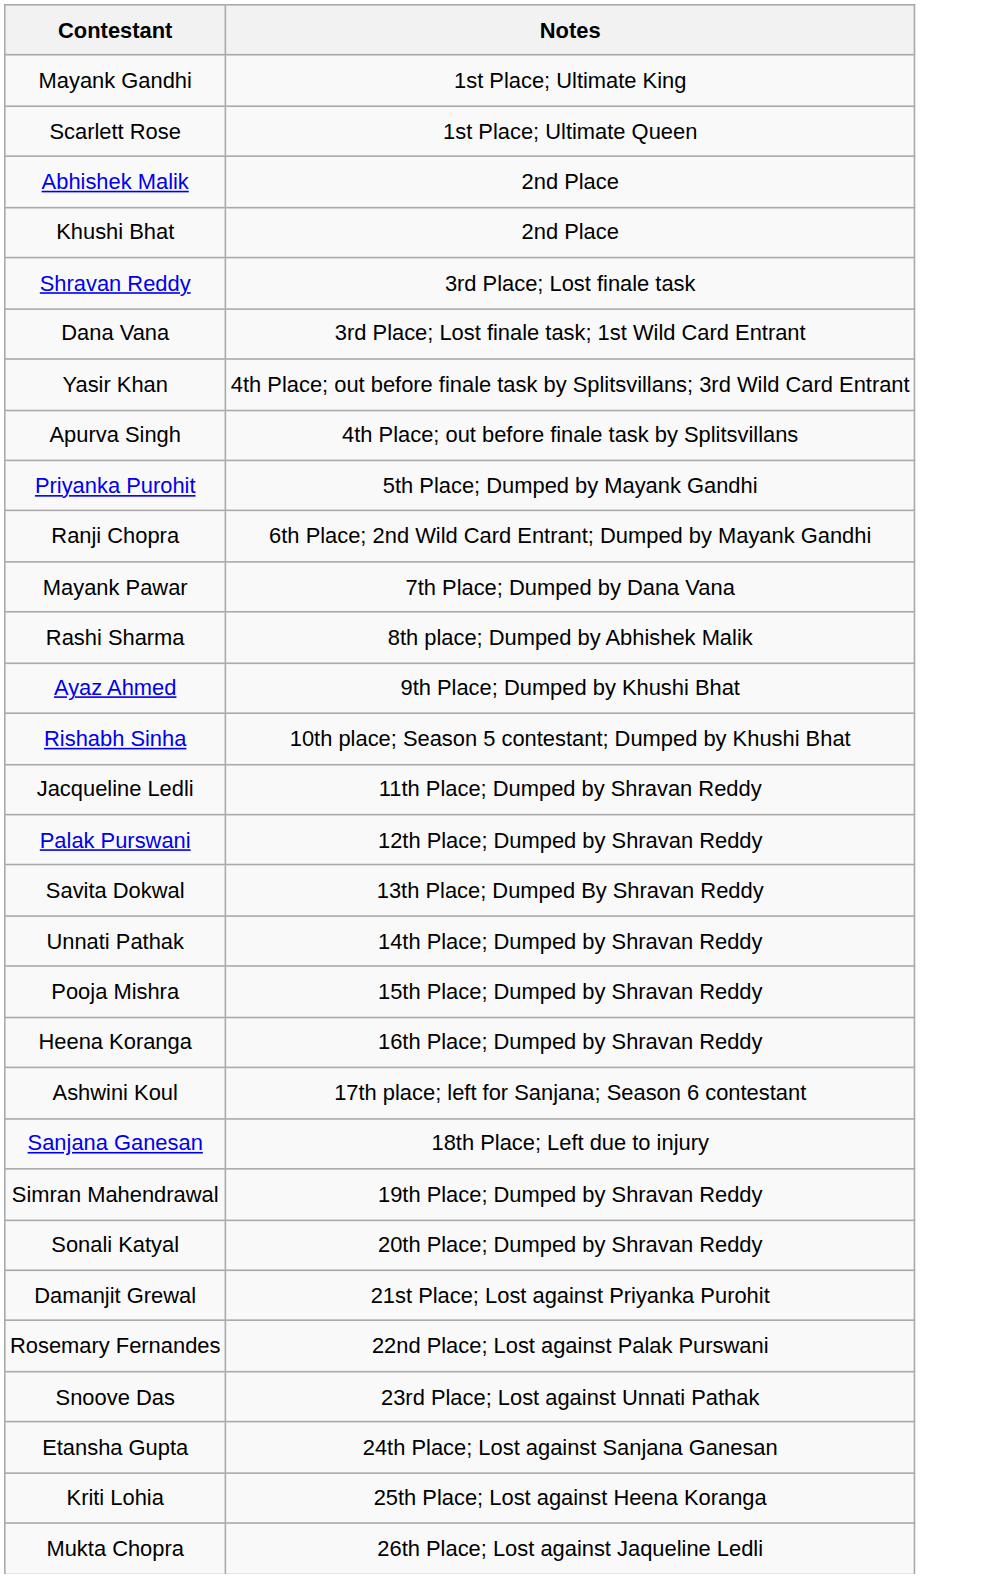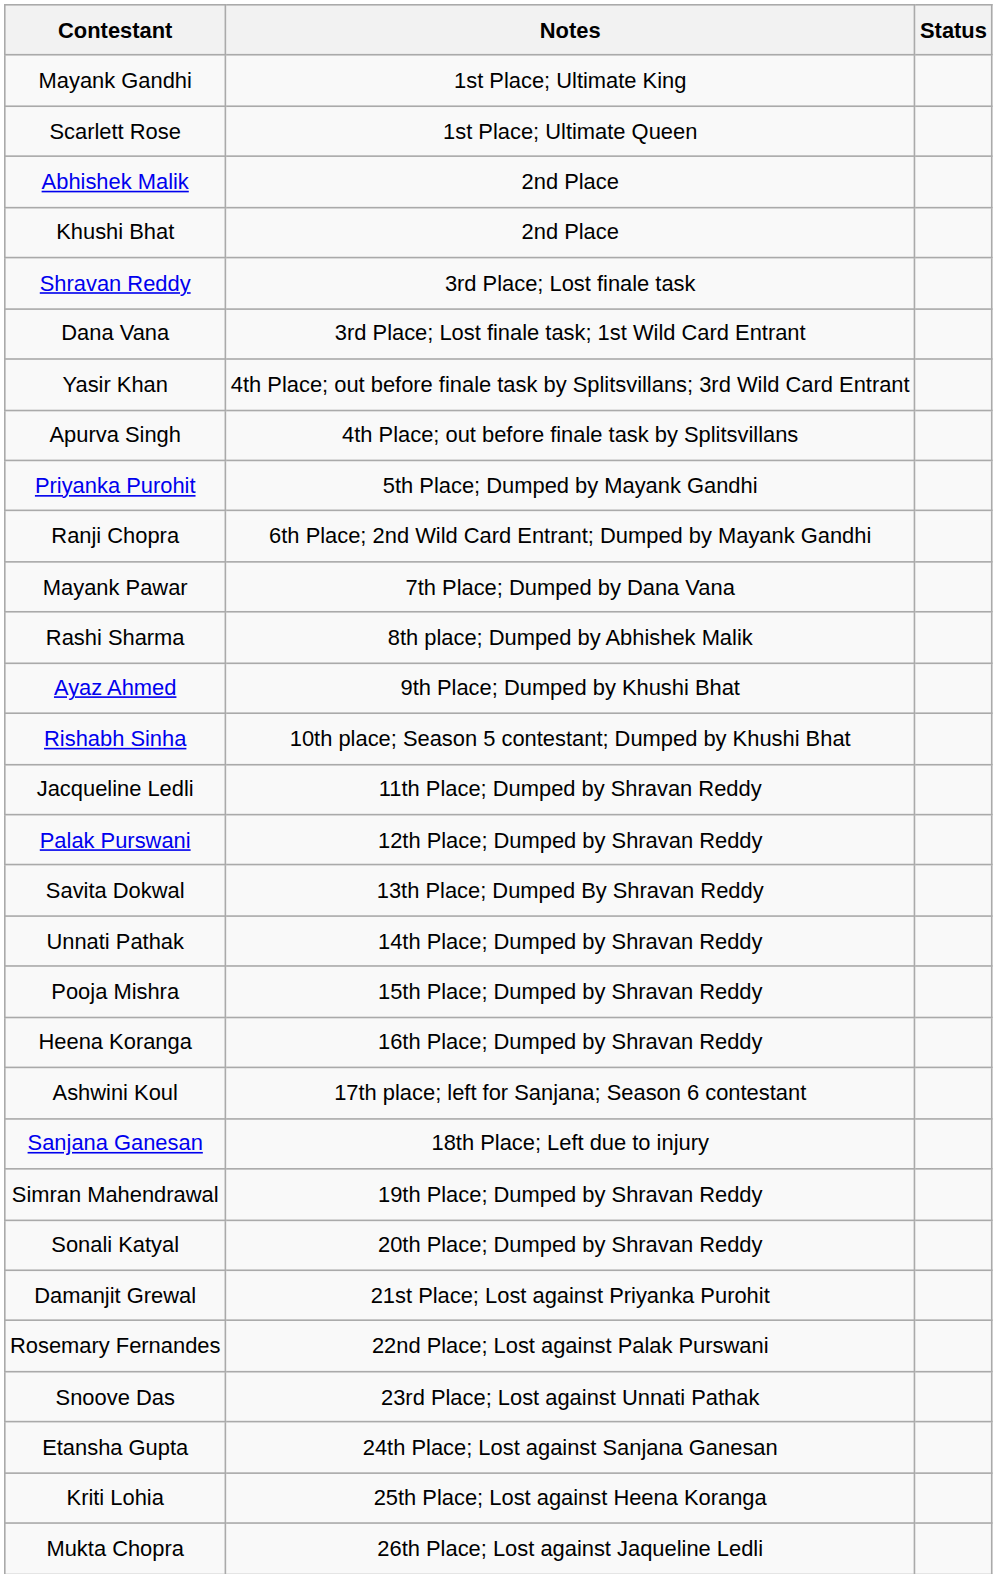+ column: (953, 30)
